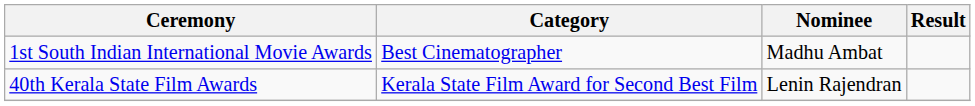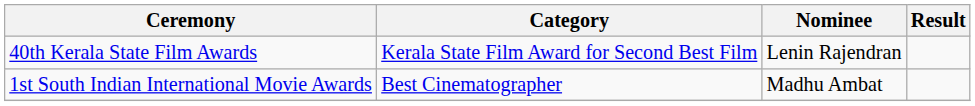rows swapped: (191, 52) <-> (133, 84)
